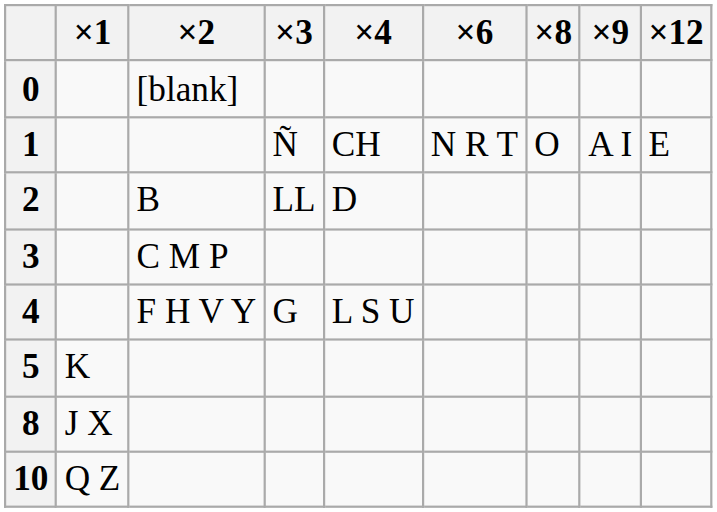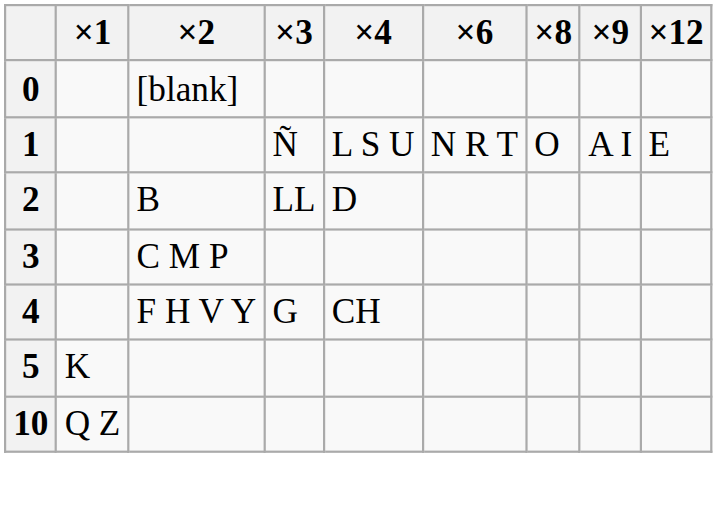(356, 144) CH -> (373, 144) L S U
(373, 311) L S U -> (356, 311) CH
- row: (31, 423)
